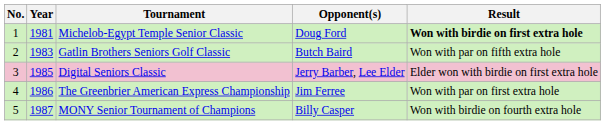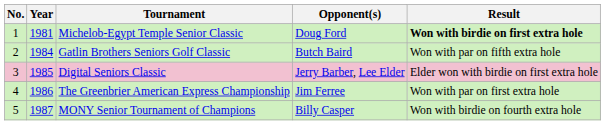(41, 52) 1983 -> (41, 52) 1984
